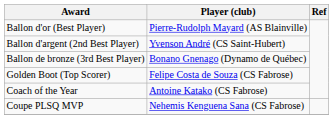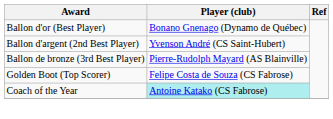(228, 28) Pierre-Rudolph Mayard (AS Blainville) -> (228, 28) Bonano Gnenago (Dynamo de Québec)
(228, 59) Bonano Gnenago (Dynamo de Québec) -> (228, 59) Pierre-Rudolph Mayard (AS Blainville)
(208, 91) no background -> (208, 91) paleturquoise background
- row: (45, 106)
